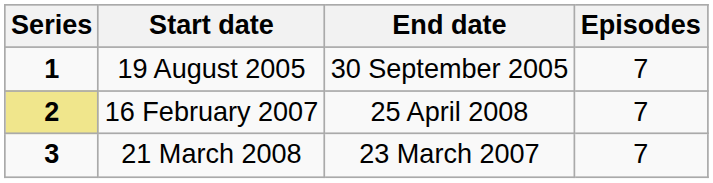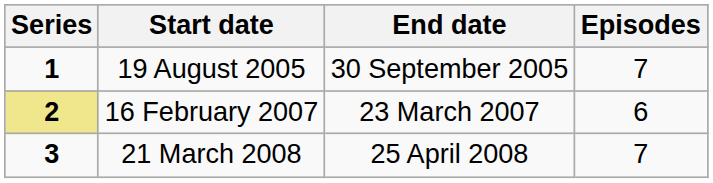(449, 111) 25 April 2008 -> (449, 111) 23 March 2007
(641, 111) 7 -> (641, 111) 6
(449, 154) 23 March 2007 -> (449, 154) 25 April 2008
